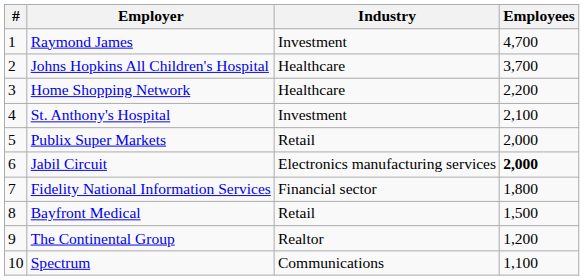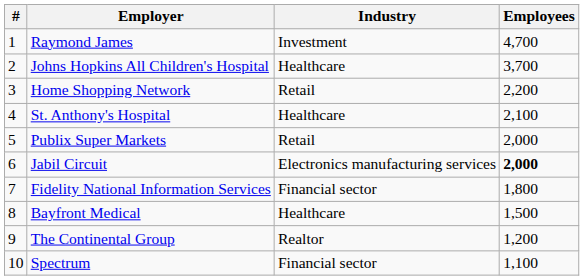(312, 90) Healthcare -> (297, 90) Retail
(312, 115) Investment -> (312, 115) Healthcare
(297, 213) Retail -> (312, 213) Healthcare
(331, 262) Communications -> (327, 262) Financial sector
